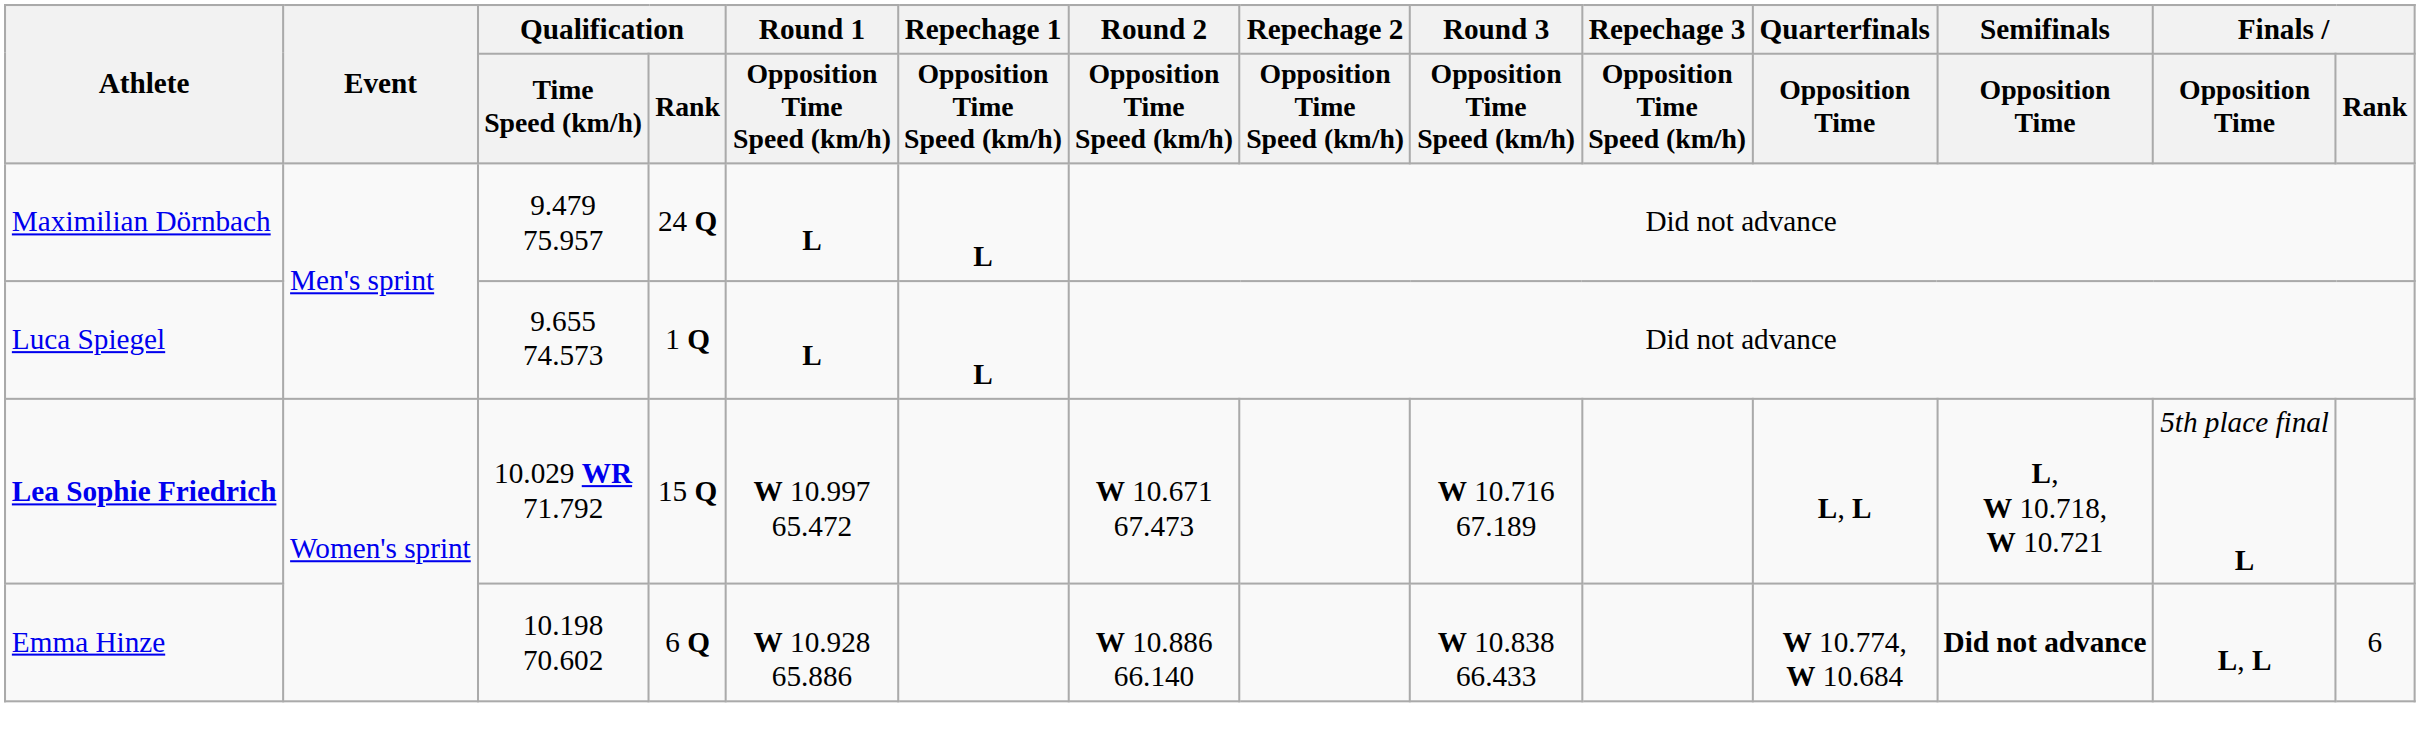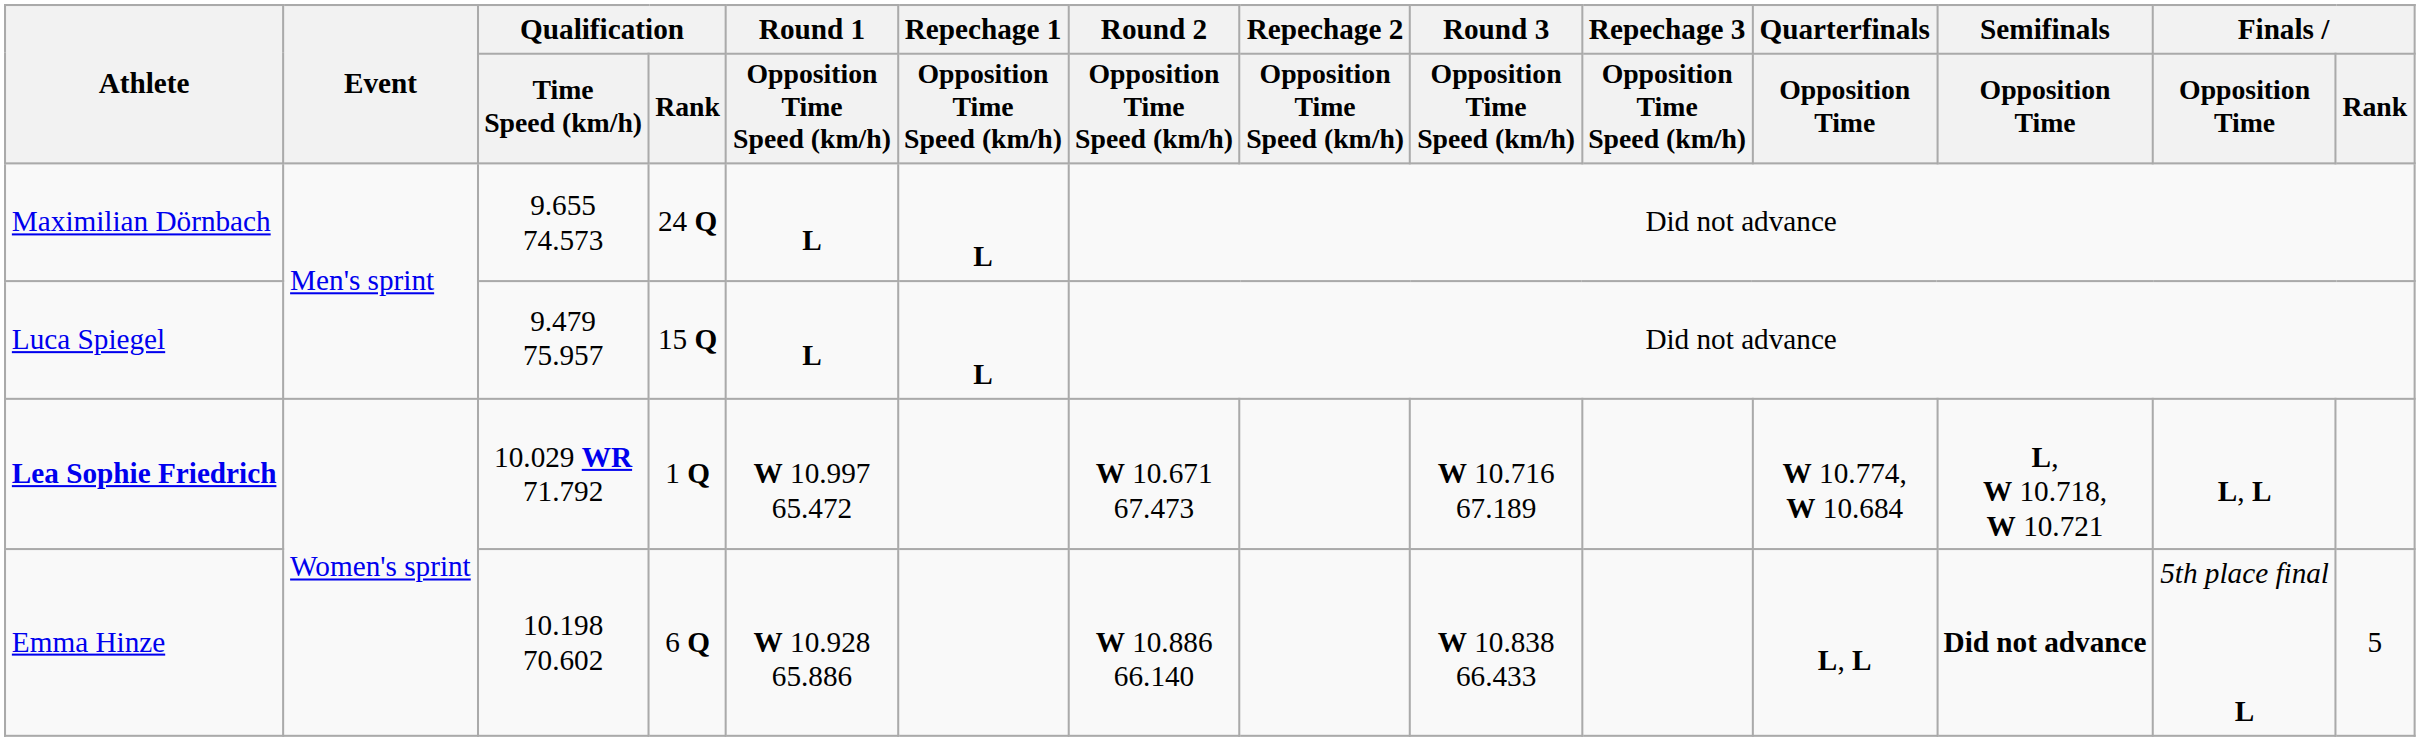(563, 222) 9.479 75.957 -> (563, 222) 9.655 74.573
(563, 339) 9.655 74.573 -> (563, 339) 9.479 75.957
(688, 339) 1 Q -> (688, 339) 15 Q
(688, 491) 15 Q -> (688, 474) 1 Q
(1845, 508) L, L -> (1845, 491) W 10.774, W 10.684
(2245, 491) 5th place final L -> (2245, 491) L, L
(1845, 660) W 10.774, W 10.684 -> (1845, 660) L, L
(2245, 660) L, L -> (2245, 643) 5th place final L
(2375, 643) 6 -> (2375, 643) 5
